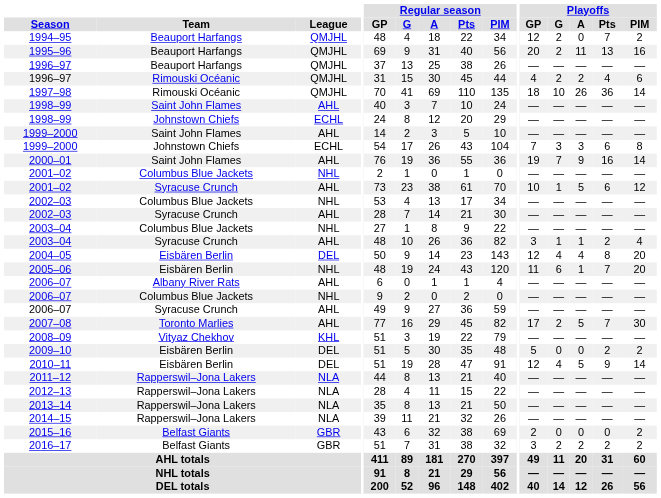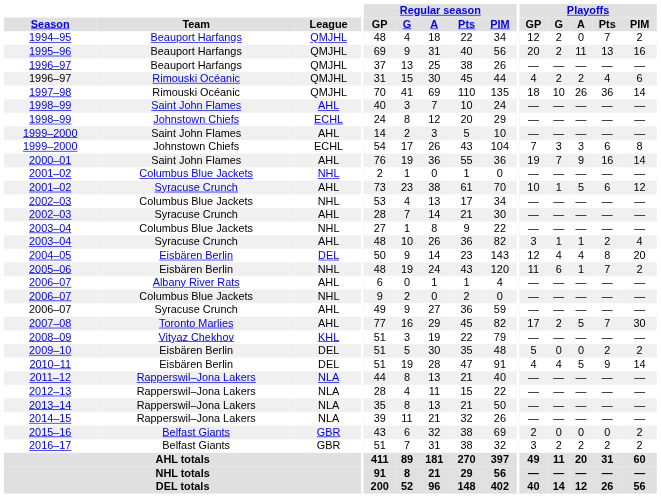(640, 269) 20 -> (640, 269) 2
(533, 364) 12 -> (533, 364) 4
